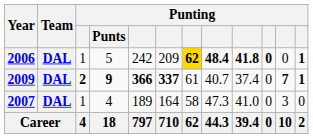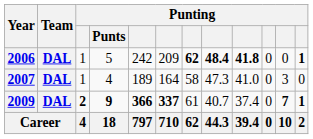(192, 58) gold background -> (192, 58) no background
(269, 58) bold -> (269, 58) normal
rows swapped: (21, 101) <-> (21, 79)
